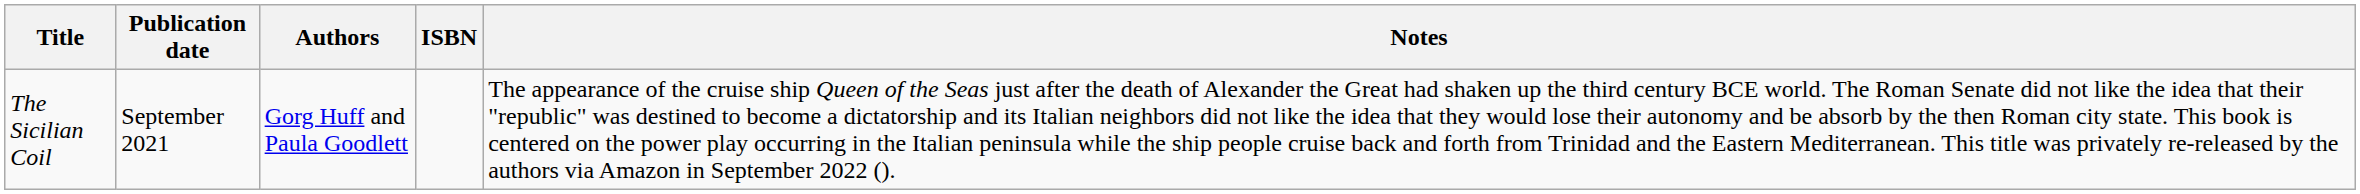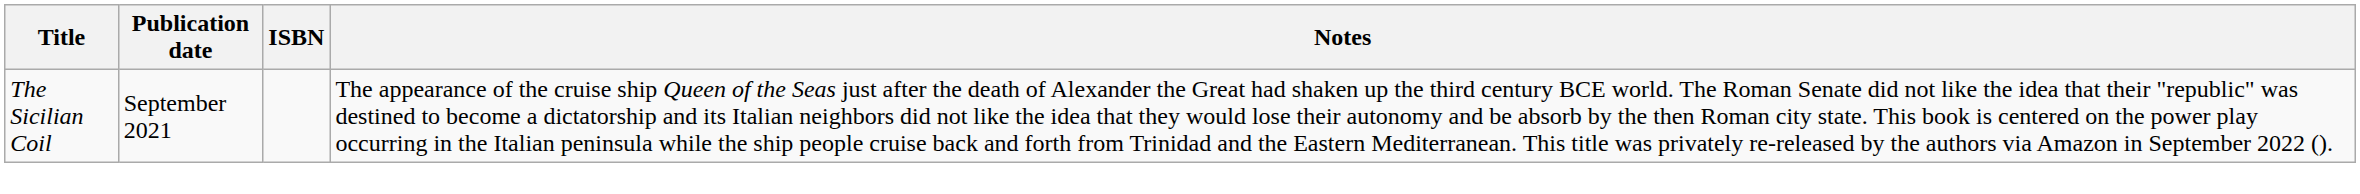- column: (337, 37)
